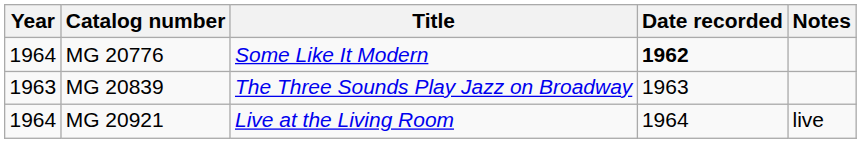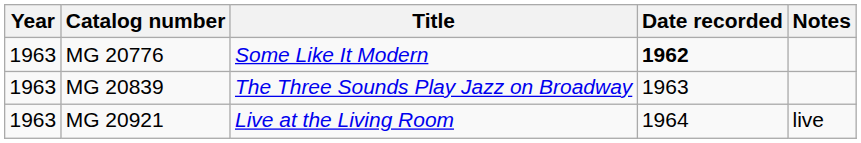(33, 54) 1964 -> (33, 54) 1963
(33, 120) 1964 -> (33, 120) 1963
